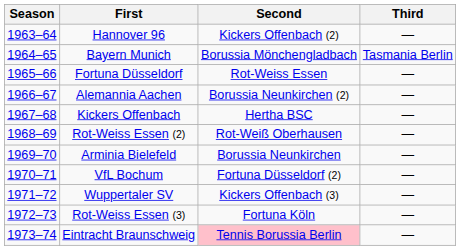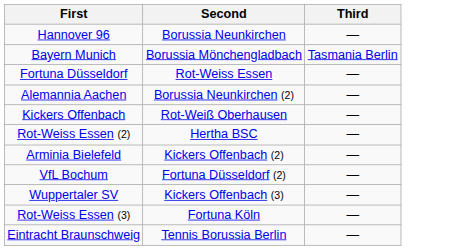- column: (32, 14)
(279, 34) Kickers Offenbach (2) -> (224, 34) Borussia Neunkirchen
(279, 114) Hertha BSC -> (224, 114) Rot-Weiß Oberhausen
(279, 134) Rot-Weiß Oberhausen -> (224, 134) Hertha BSC
(279, 154) Borussia Neunkirchen -> (224, 154) Kickers Offenbach (2)
(279, 235) pink background -> (224, 235) no background
